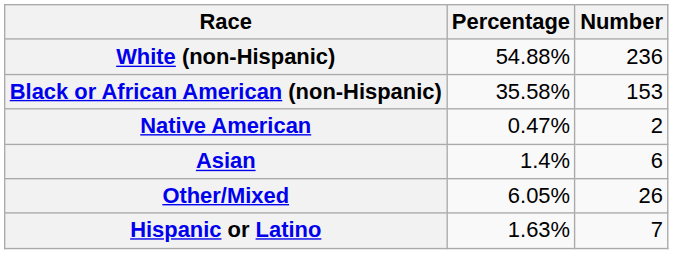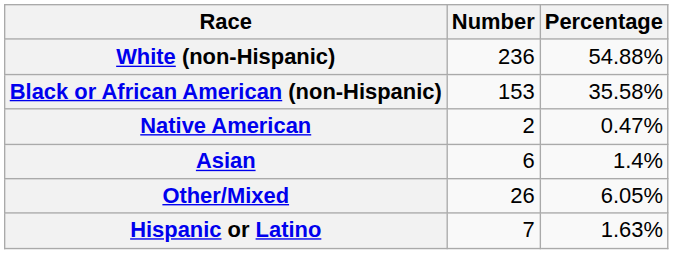columns swapped: (622, 21) <-> (511, 21)
